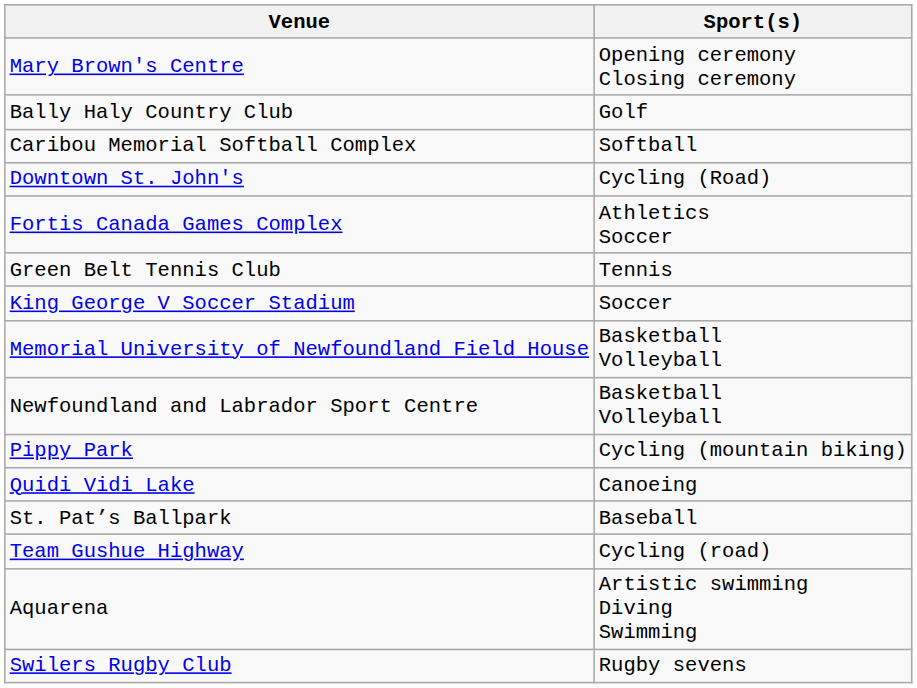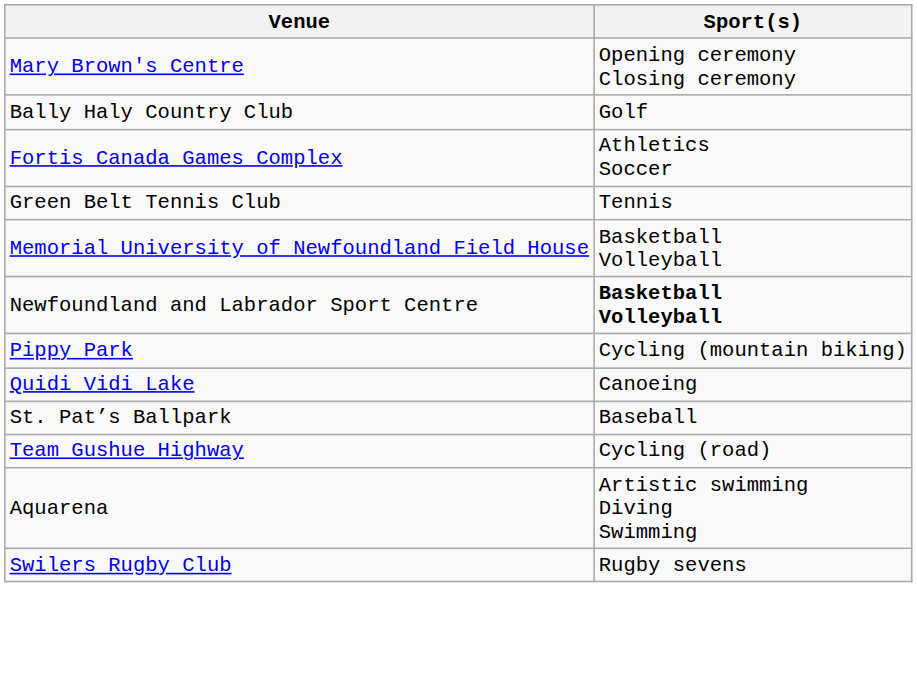- row: (213, 146)
- row: (127, 179)
- row: (182, 303)
(660, 406) normal -> (660, 305) bold
